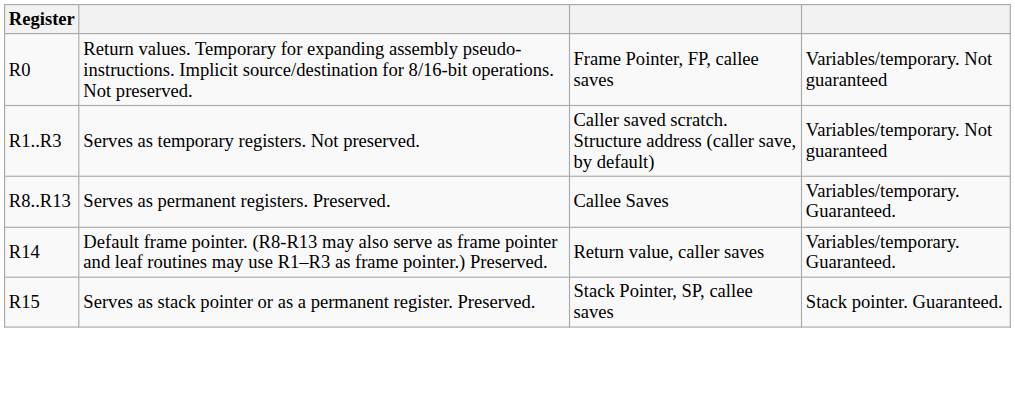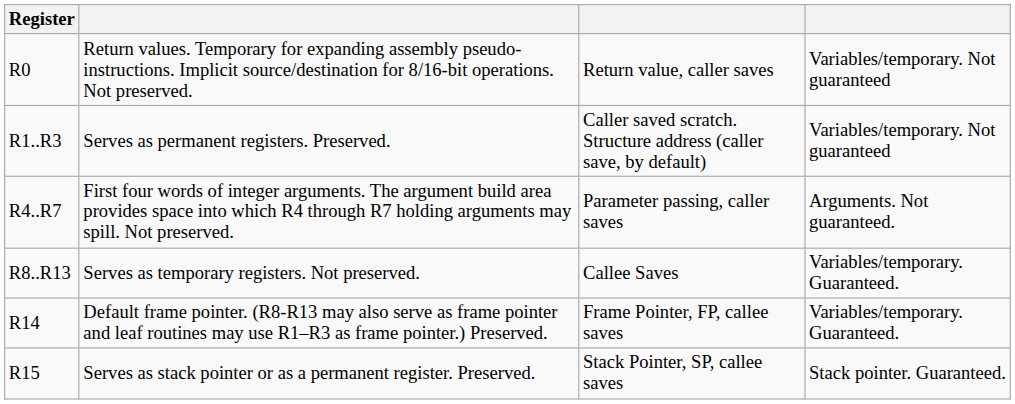(666, 69) Frame Pointer, FP, callee saves -> (678, 69) Return value, caller saves
(252, 140) Serves as temporary registers. Not preserved. -> (237, 140) Serves as permanent registers. Preserved.
+ row: (35, 211)
(237, 201) Serves as permanent registers. Preserved. -> (252, 272) Serves as temporary registers. Not preserved.
(669, 251) Return value, caller saves -> (676, 322) Frame Pointer, FP, callee saves
